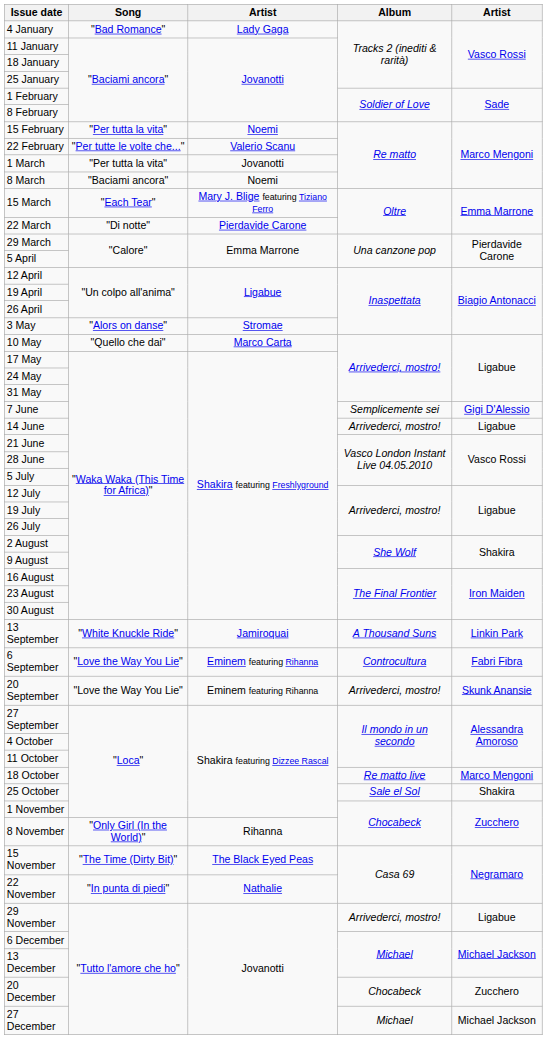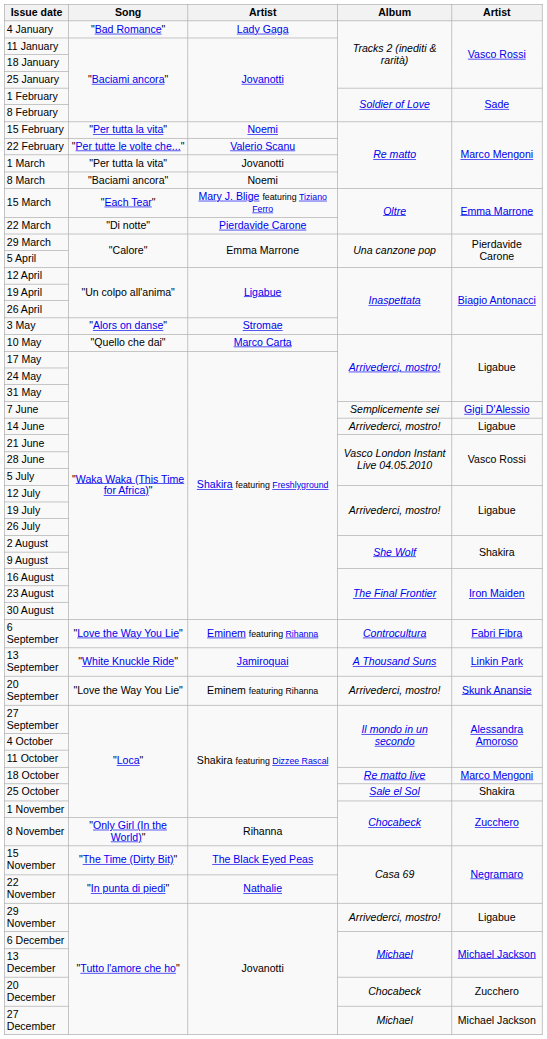rows swapped: (33, 662) <-> (33, 633)
